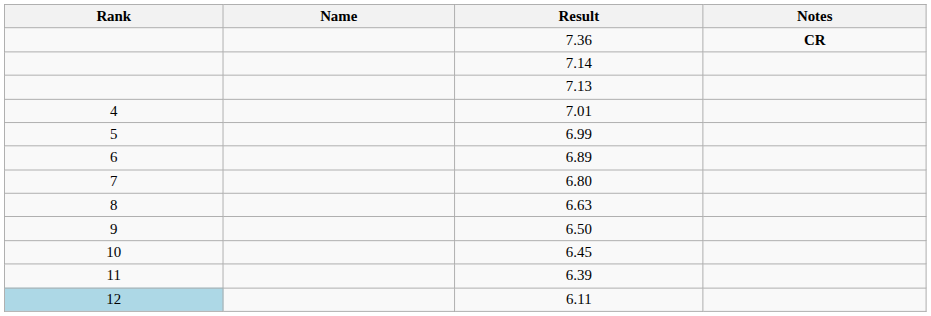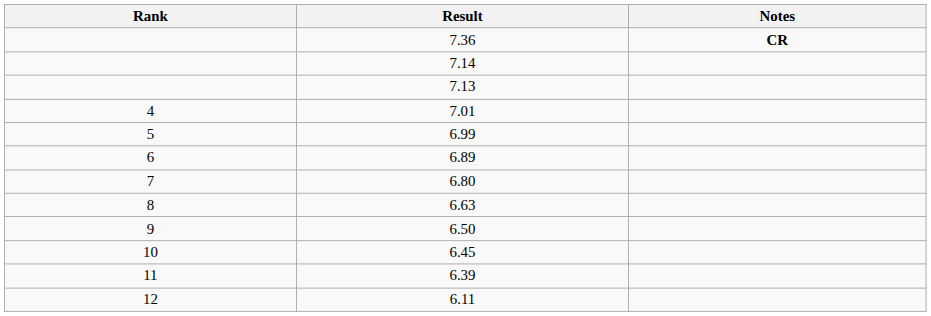- column: (339, 16)
(114, 299) lightblue background -> (150, 299) no background
